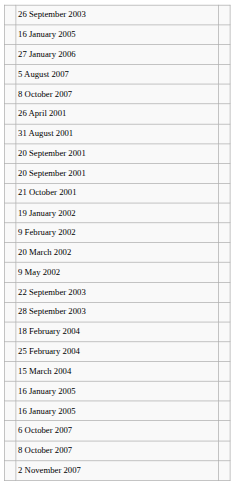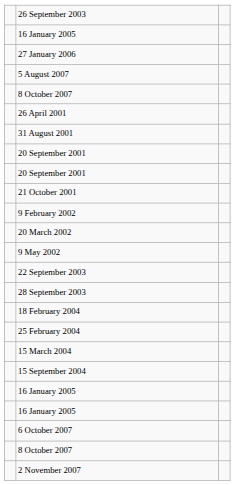- row: (10, 213)
+ row: (10, 371)
